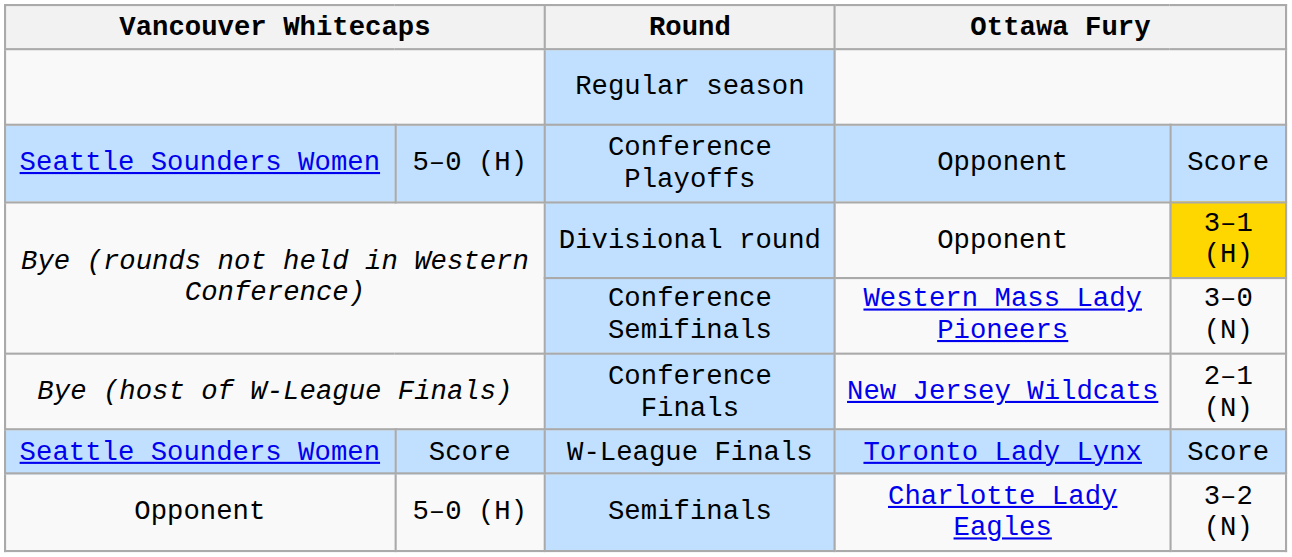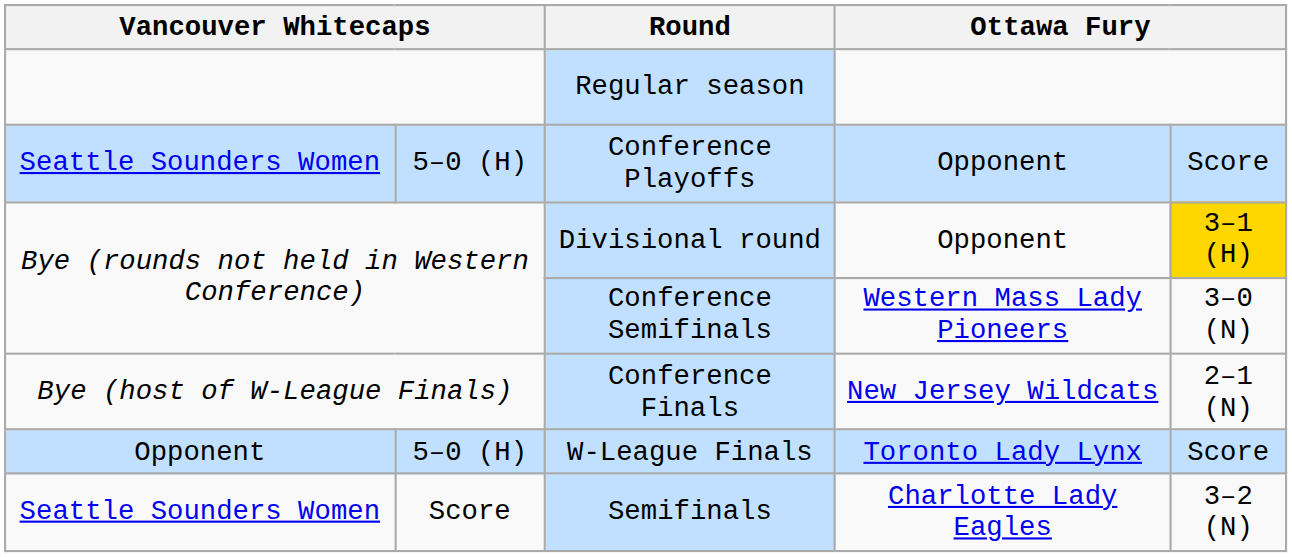(200, 452) Seattle Sounders Women -> (200, 452) Opponent
(470, 452) Score -> (470, 452) 5–0 (H)
(200, 512) Opponent -> (200, 512) Seattle Sounders Women
(470, 512) 5–0 (H) -> (470, 512) Score
